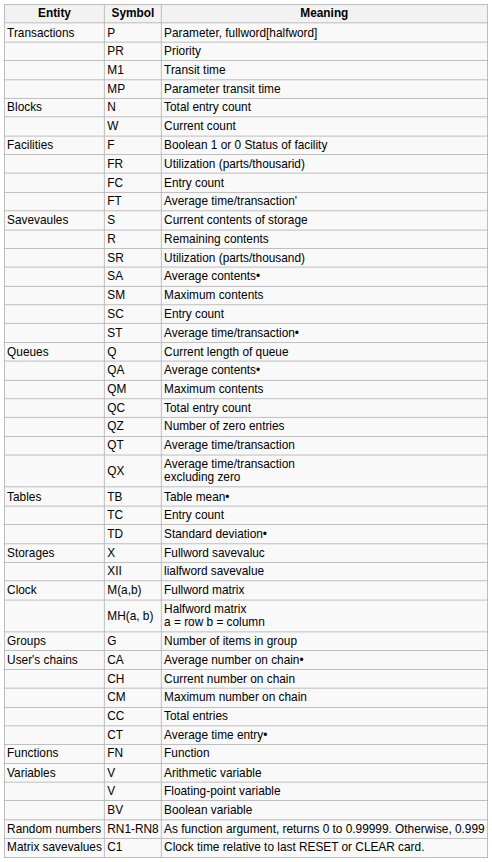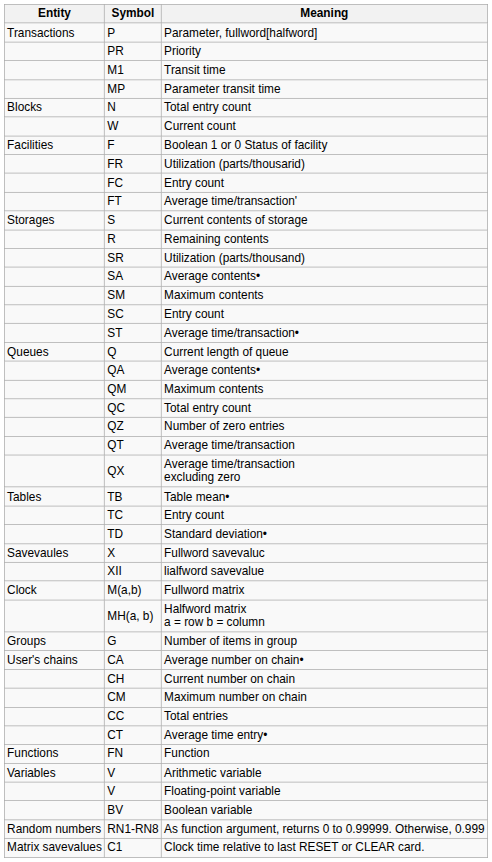(38, 220) Savevaules -> (31, 220) Storages
(31, 552) Storages -> (38, 552) Savevaules
